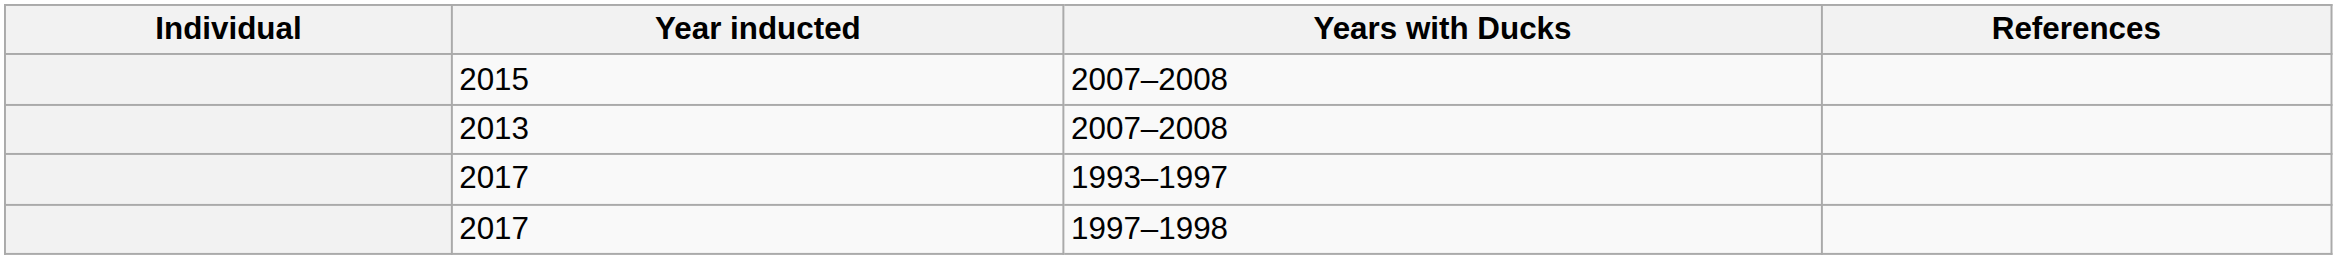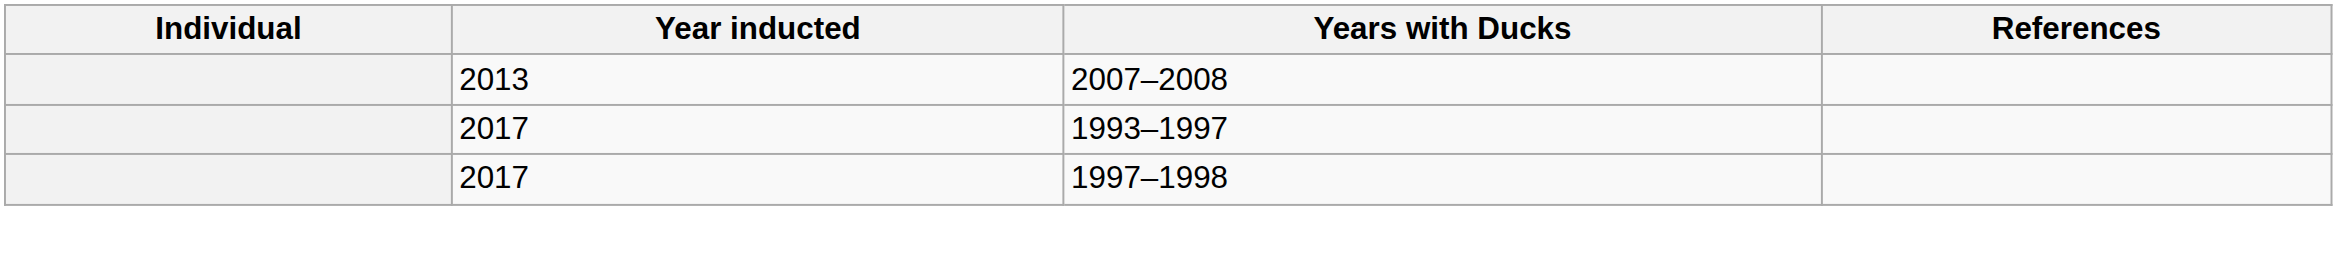- row: (494, 79)
